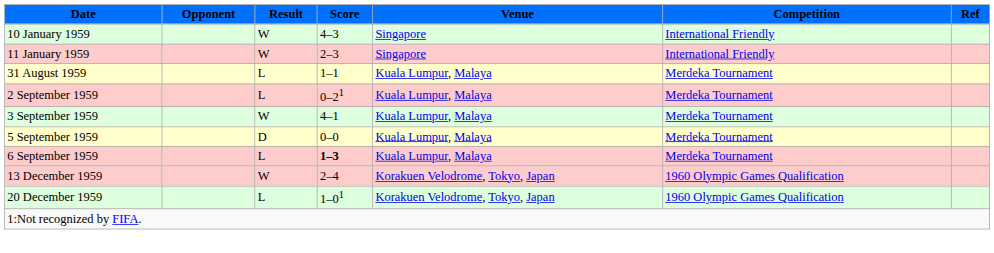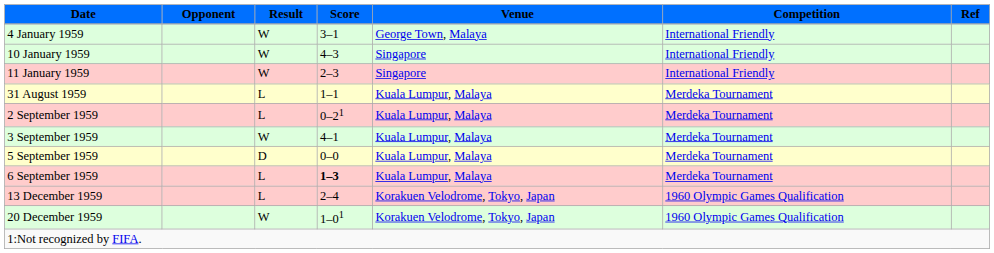+ row: (45, 34)
(264, 176) W -> (262, 195) L
(262, 197) L -> (264, 217) W
